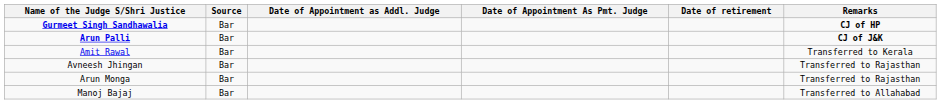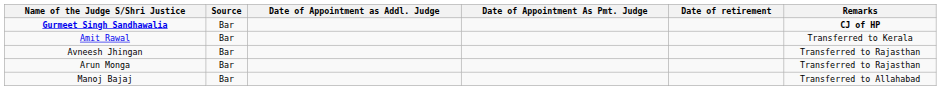- row: (105, 38)
